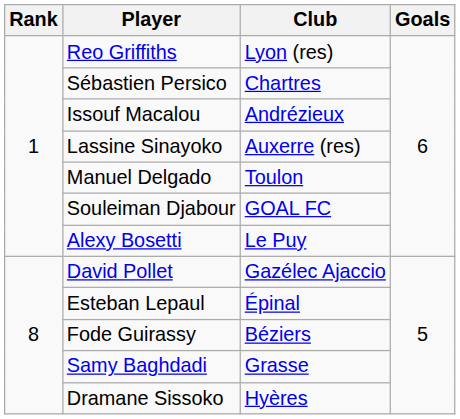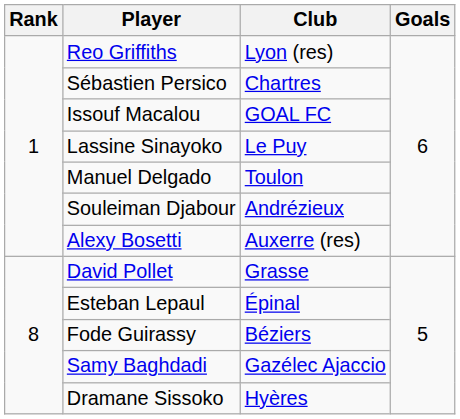(294, 114) Andrézieux -> (288, 114) GOAL FC
(303, 146) Auxerre (res) -> (276, 146) Le Puy
(288, 209) GOAL FC -> (294, 209) Andrézieux
(276, 240) Le Puy -> (303, 240) Auxerre (res)
(315, 271) Gazélec Ajaccio -> (277, 271) Grasse
(277, 366) Grasse -> (315, 366) Gazélec Ajaccio
